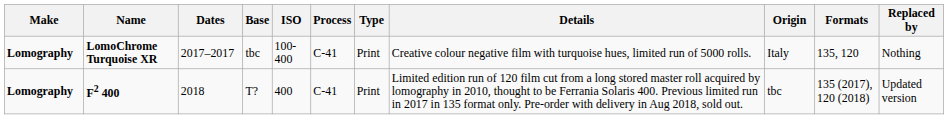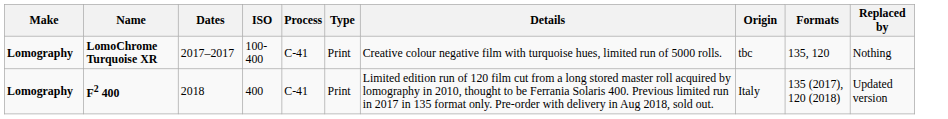- column: (257, 20)
(778, 52) Italy -> (745, 52) tbc
(774, 91) tbc -> (749, 91) Italy
